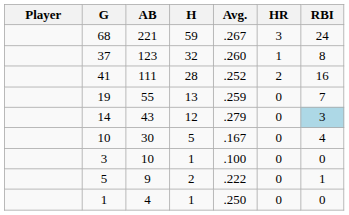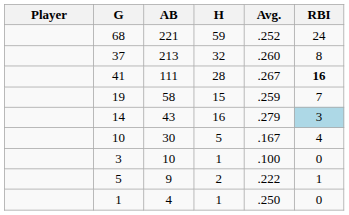- column: (279, 14)
(235, 35) .267 -> (269, 35) .252
(148, 55) 123 -> (169, 55) 213
(235, 76) .252 -> (269, 76) .267
(322, 76) normal -> (319, 76) bold
(148, 96) 55 -> (169, 96) 58
(191, 96) 13 -> (219, 96) 15
(191, 117) 12 -> (219, 117) 16
